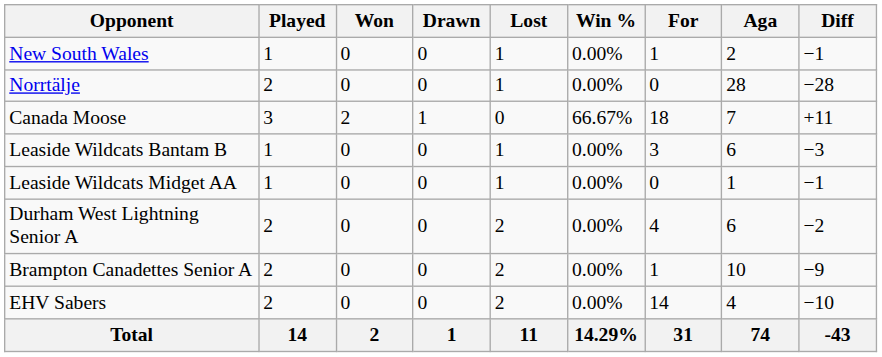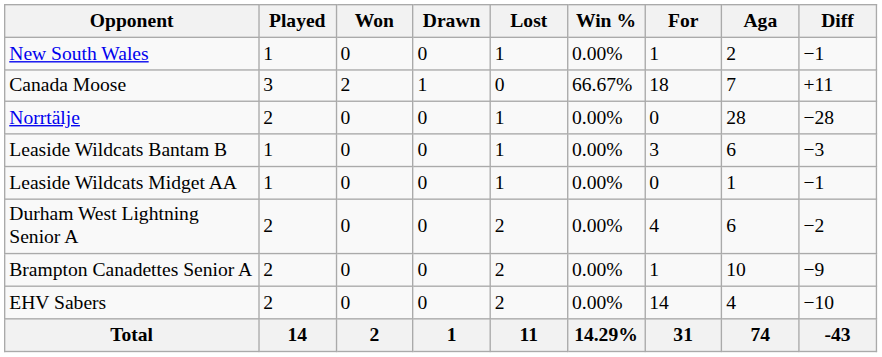rows swapped: (68, 117) <-> (45, 85)
